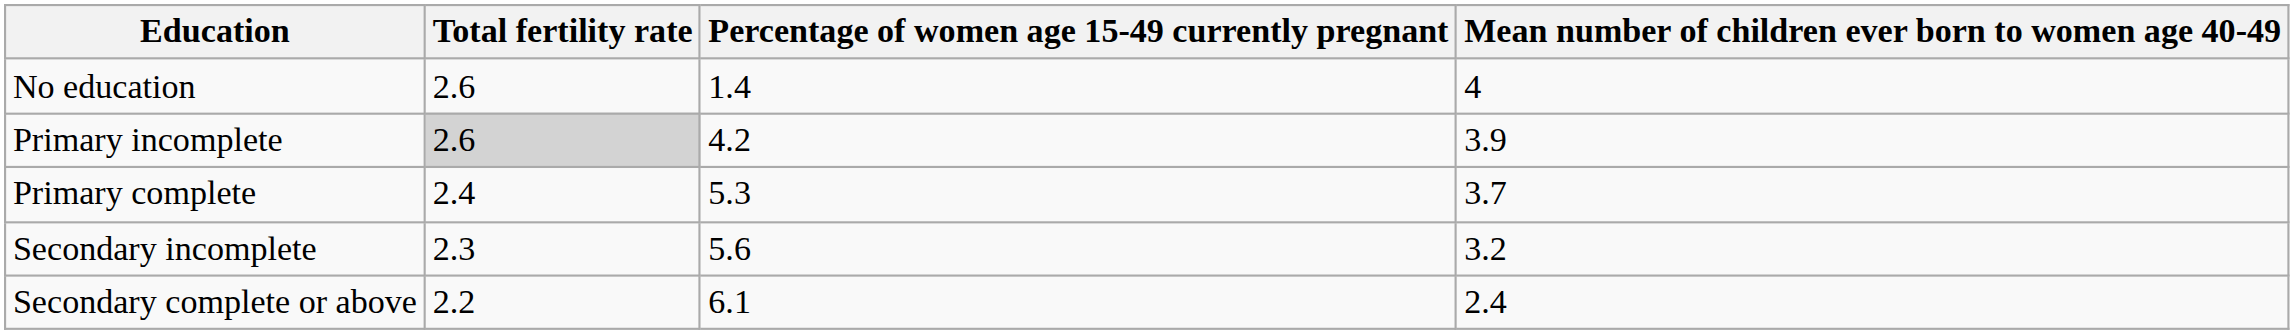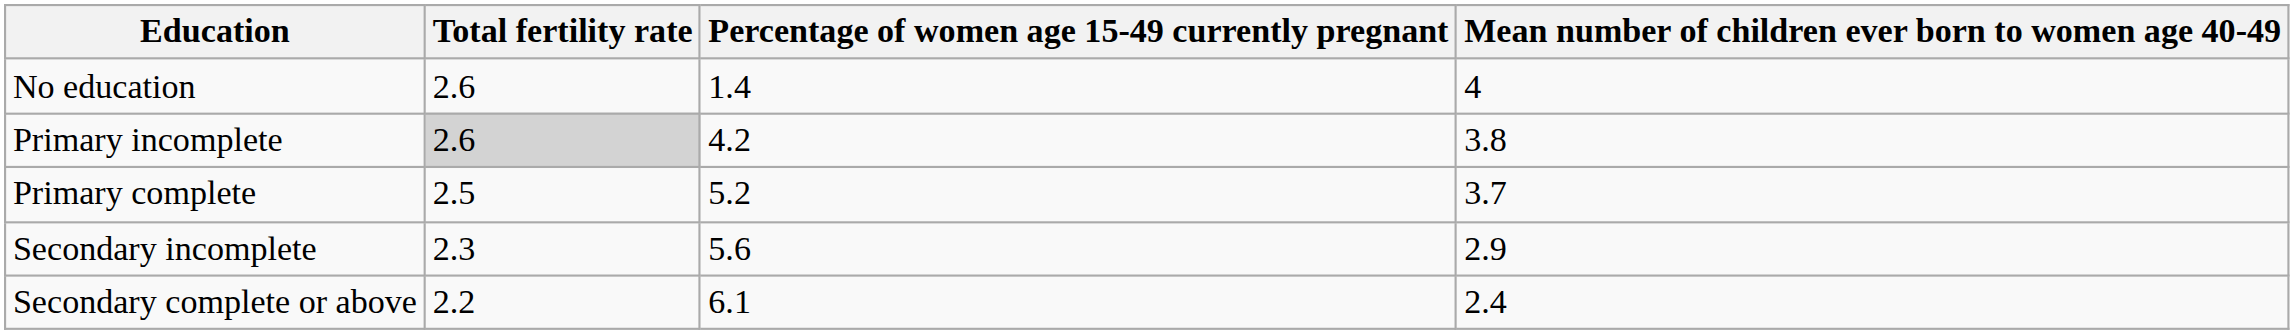(1485, 139) 3.9 -> (1485, 139) 3.8
(454, 193) 2.4 -> (454, 193) 2.5
(730, 193) 5.3 -> (730, 193) 5.2
(1485, 247) 3.2 -> (1485, 247) 2.9
